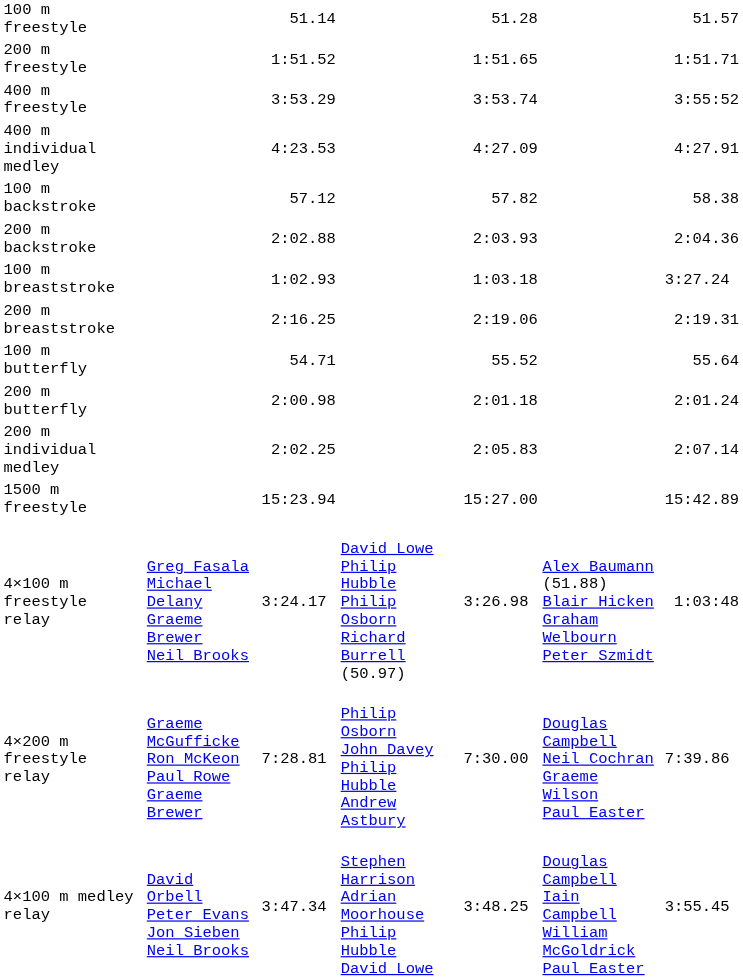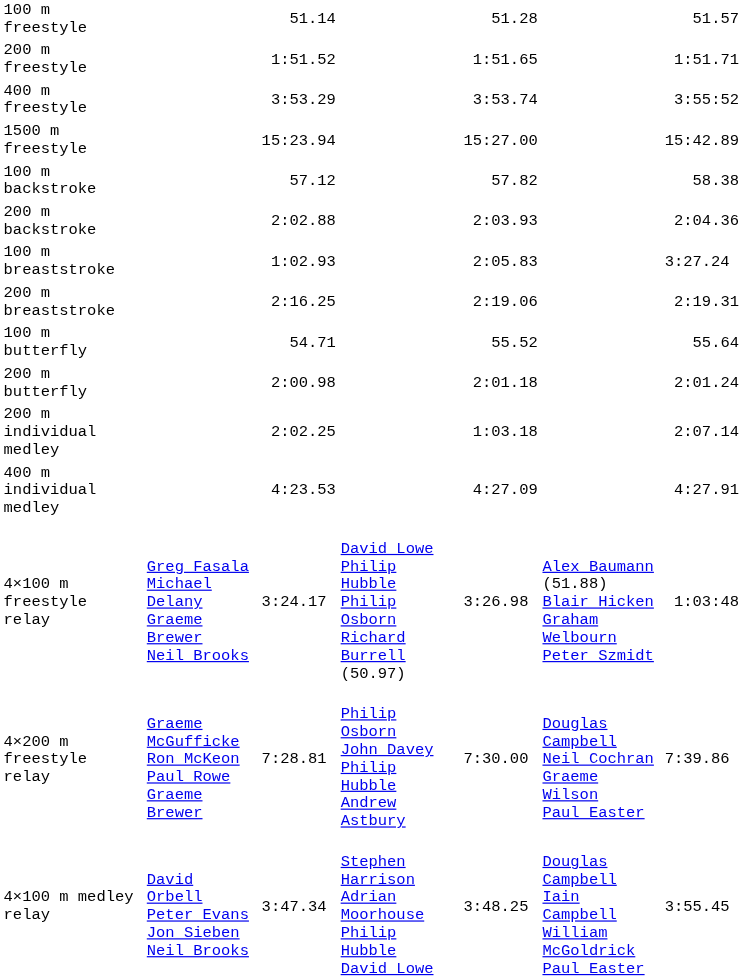rows swapped: (45, 499) <-> (50, 149)
(505, 279) 1:03.18 -> (505, 261) 2:05.83
(505, 450) 2:05.83 -> (505, 432) 1:03.18
